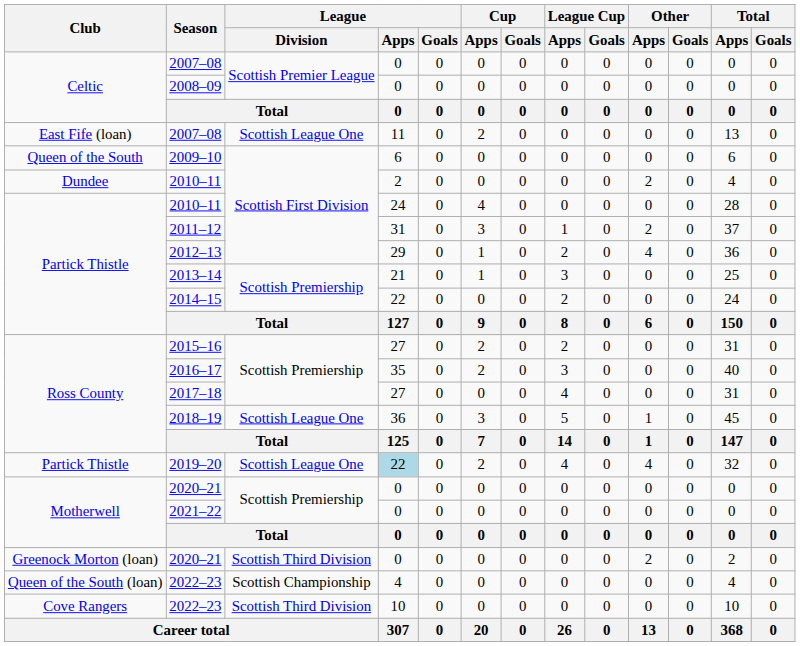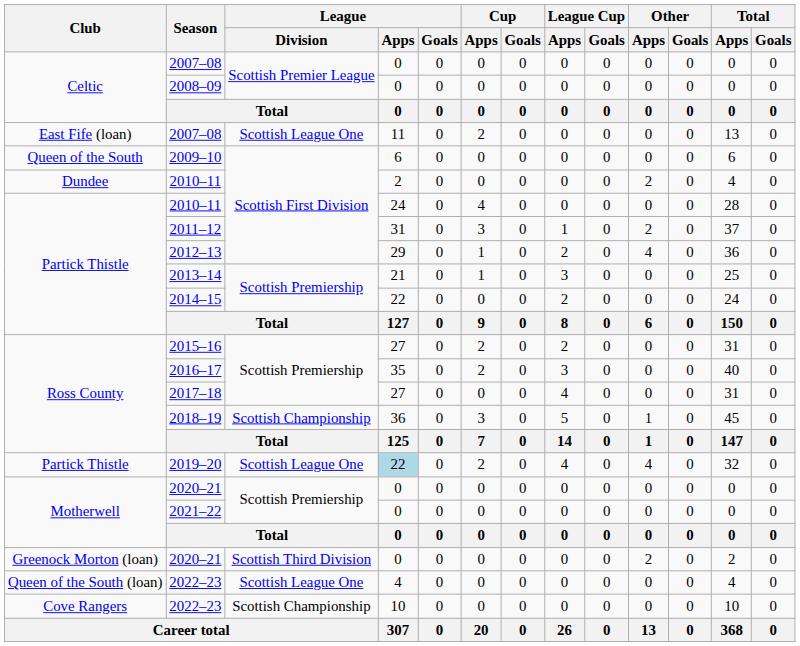(301, 417) Scottish League One -> (301, 417) Scottish Championship
(301, 582) Scottish Championship -> (301, 582) Scottish League One
(301, 606) Scottish Third Division -> (301, 606) Scottish Championship
